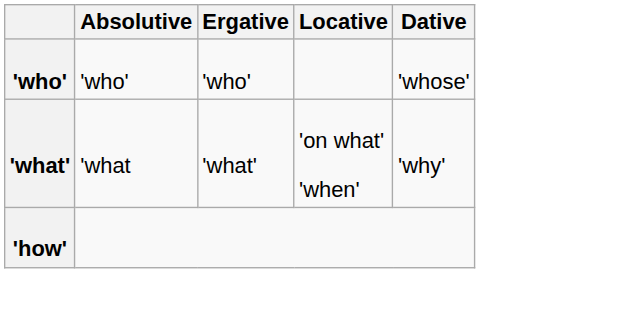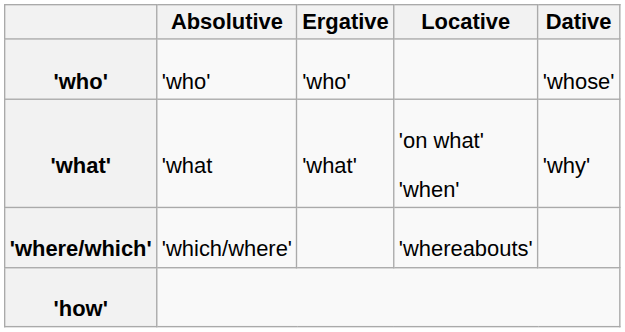+ row: (81, 249)
